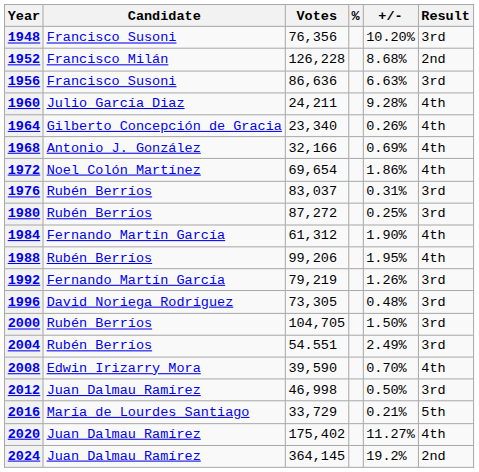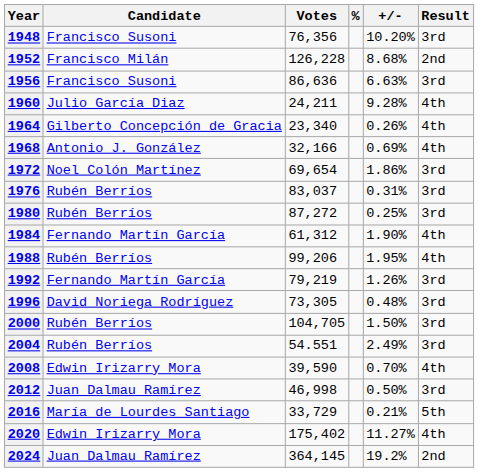(433, 170) 4th -> (433, 170) 3rd
(124, 434) Juan Dalmau Ramírez -> (124, 434) Edwin Irizarry Mora
